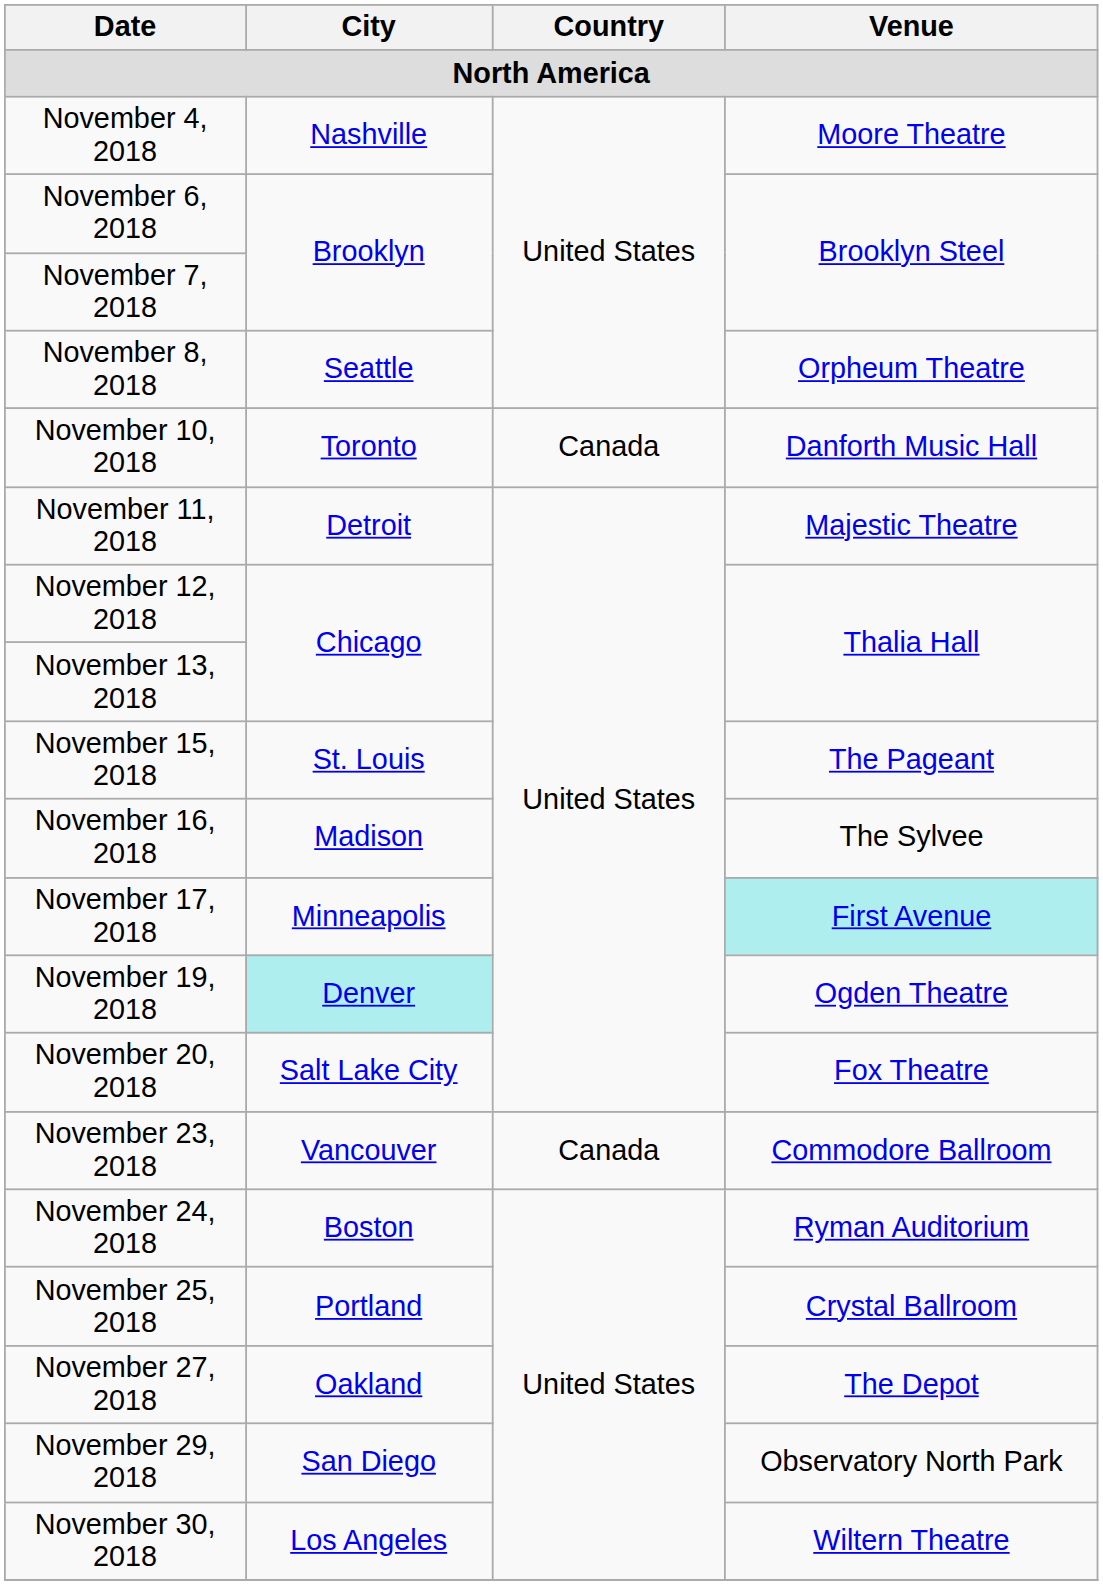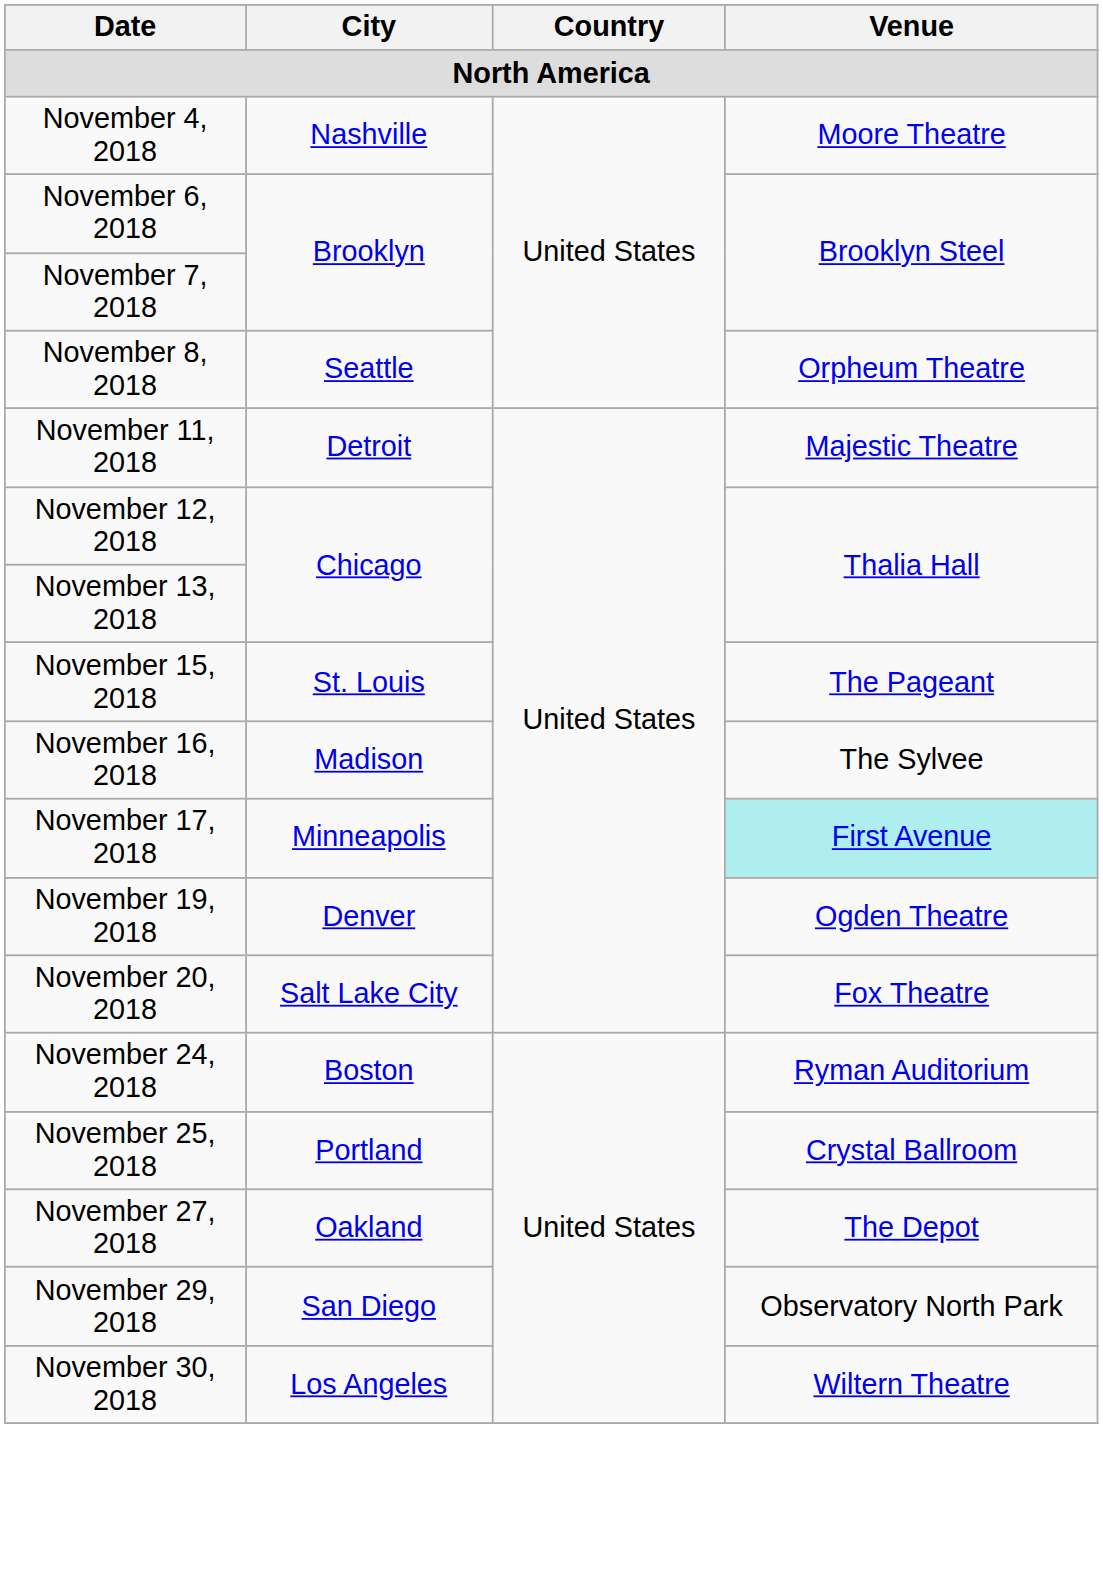- row: (125, 447)
(369, 993) paleturquoise background -> (369, 915) no background
- row: (125, 1149)
